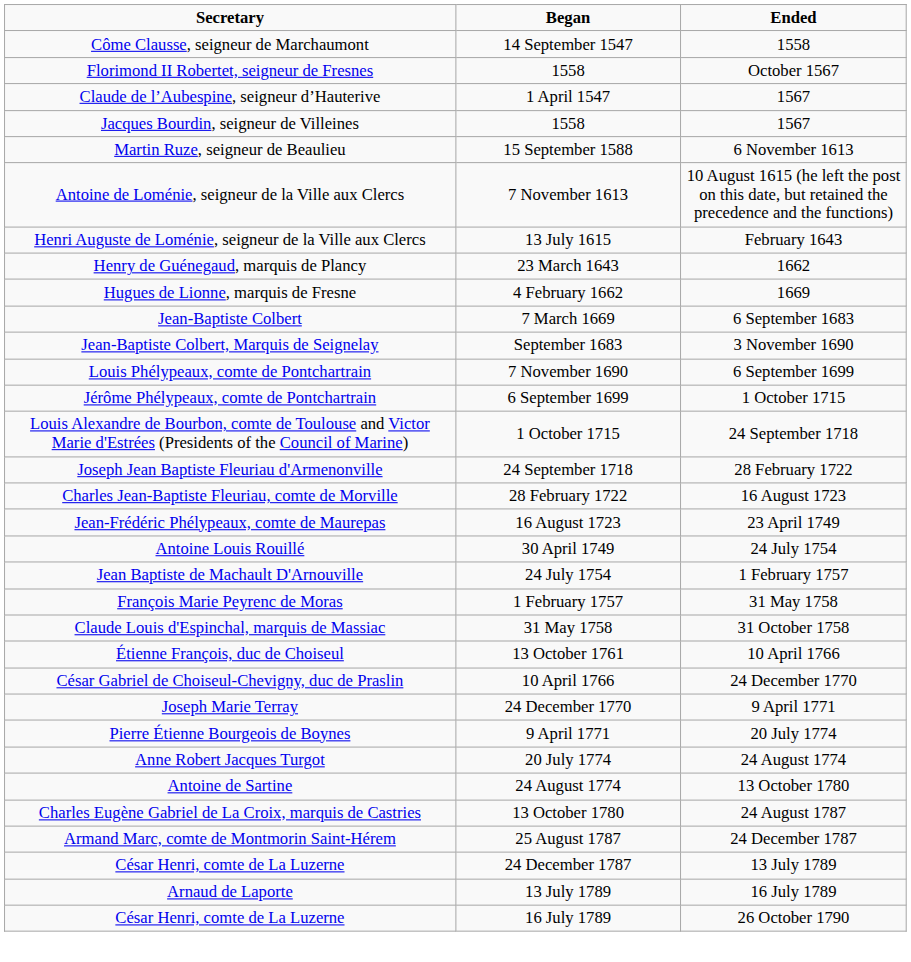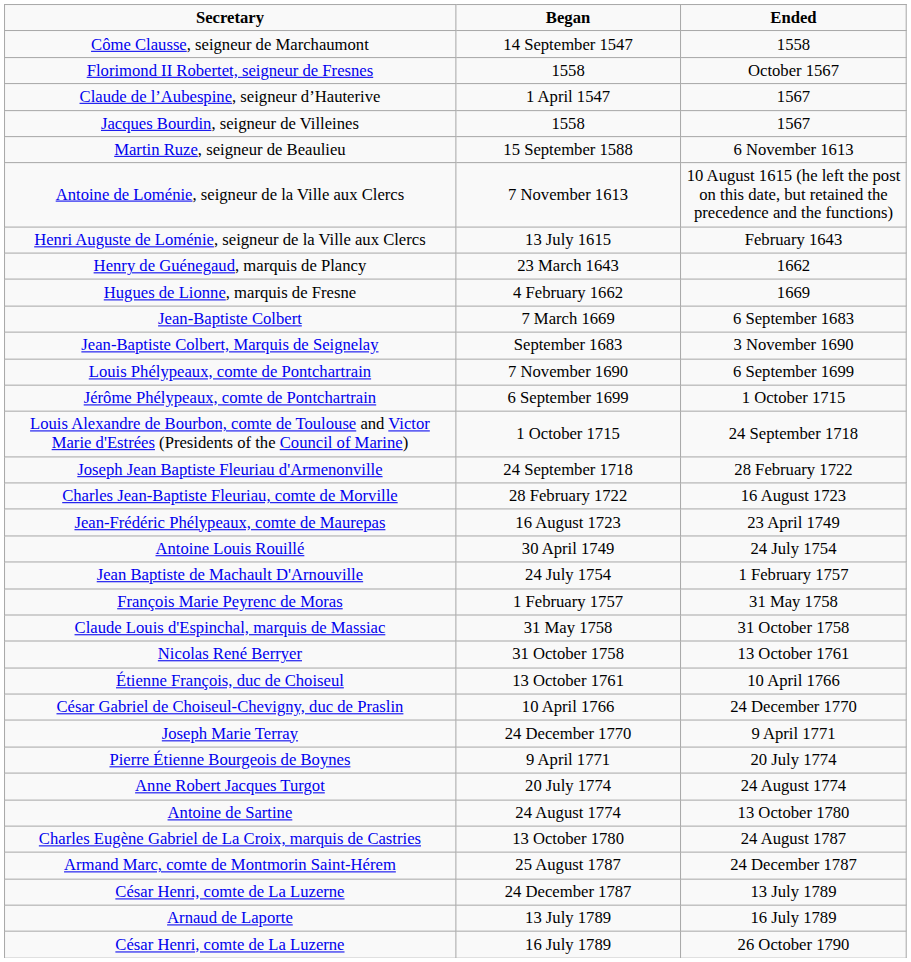+ row: (230, 654)
